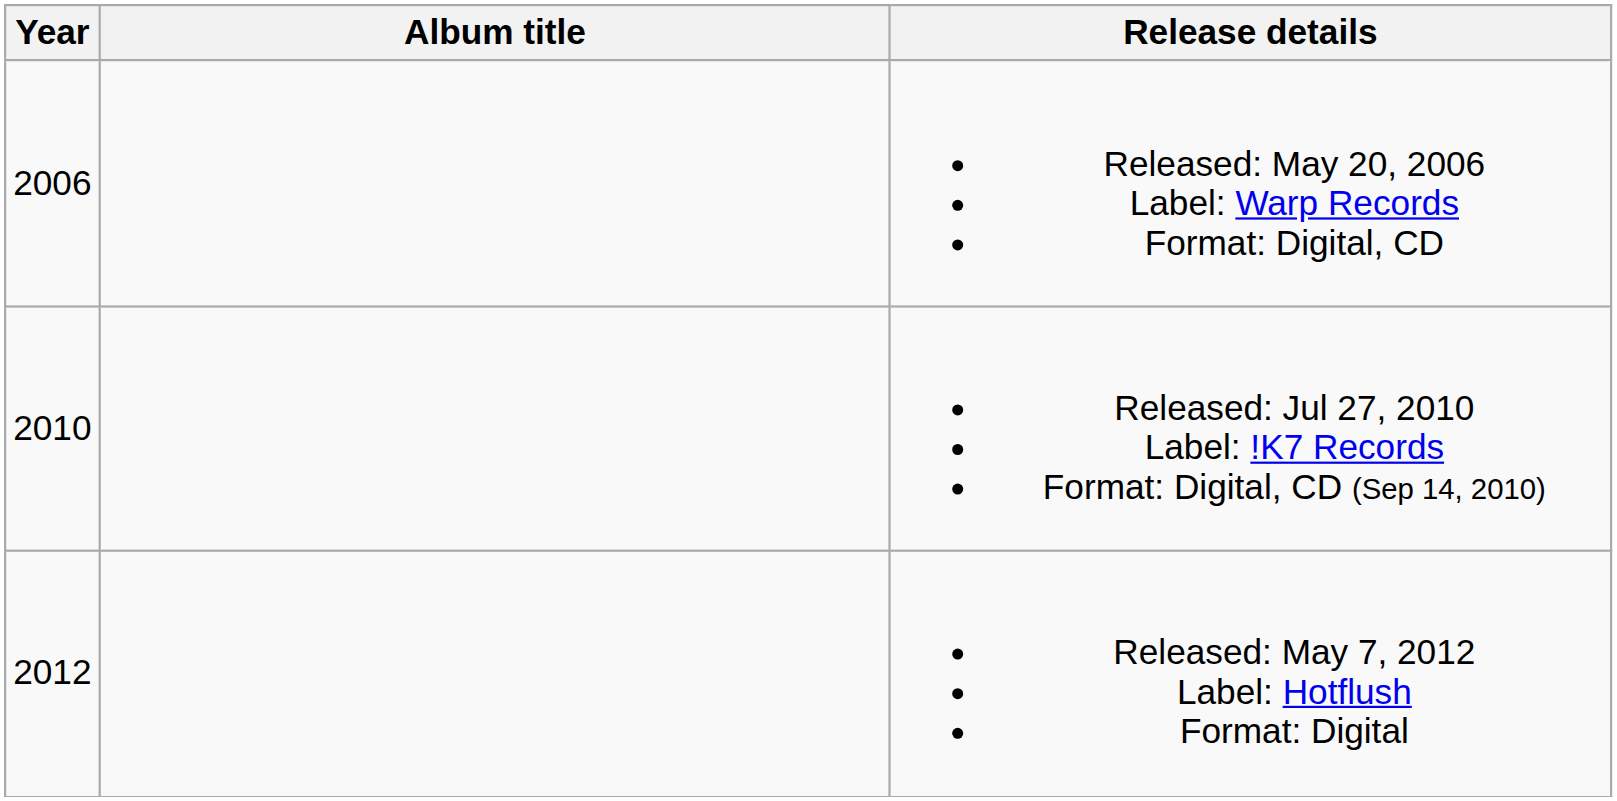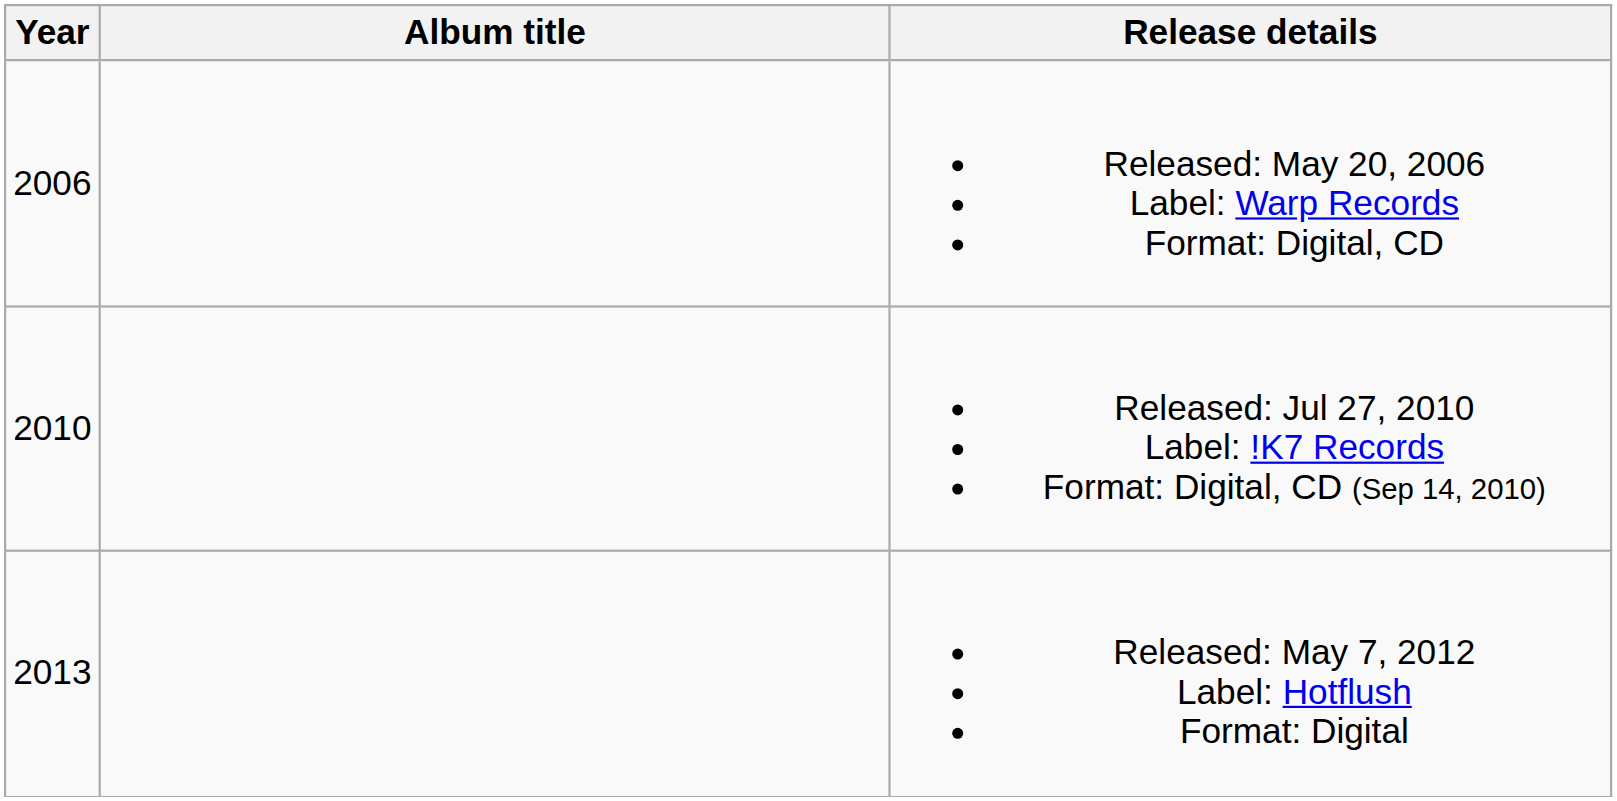(52, 672) 2012 -> (52, 672) 2013
